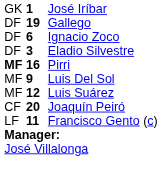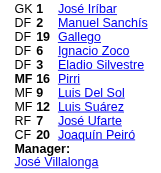+ row: (103, 23)
+ row: (90, 120)
- row: (103, 120)
